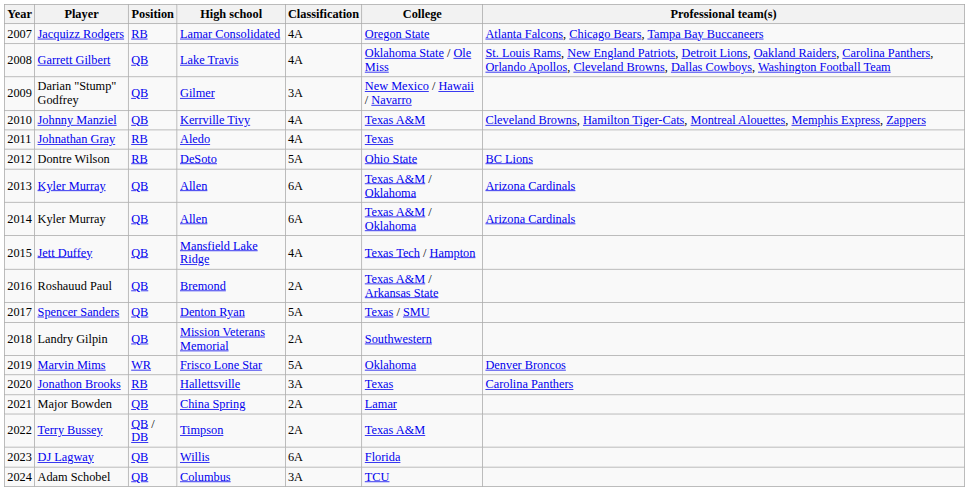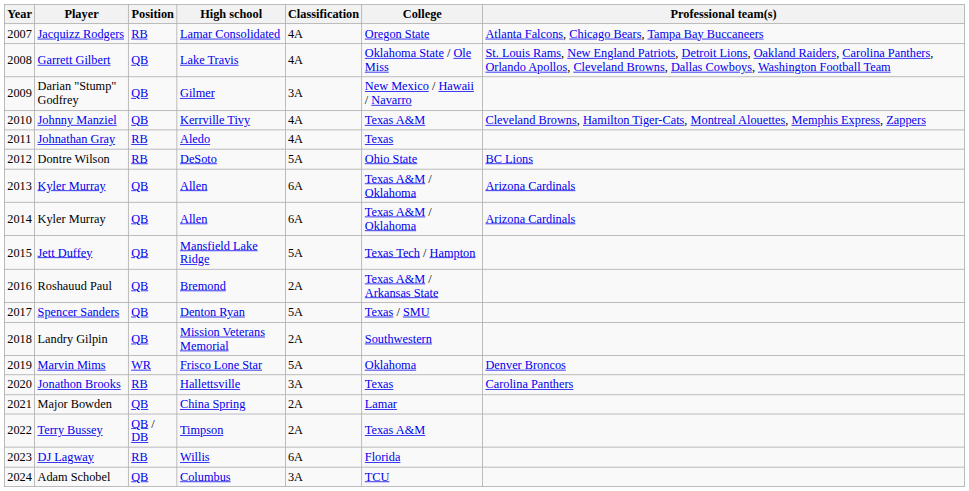(295, 252) 4A -> (295, 252) 5A
(140, 457) QB -> (139, 457) RB
